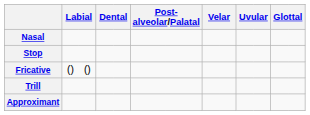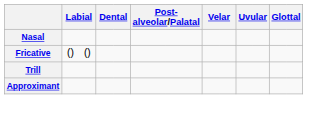- row: (33, 54)
